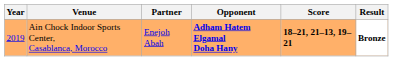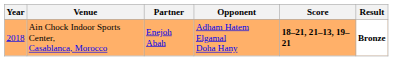(16, 38) 2019 -> (16, 38) 2018
(222, 38) bold -> (223, 38) normal
